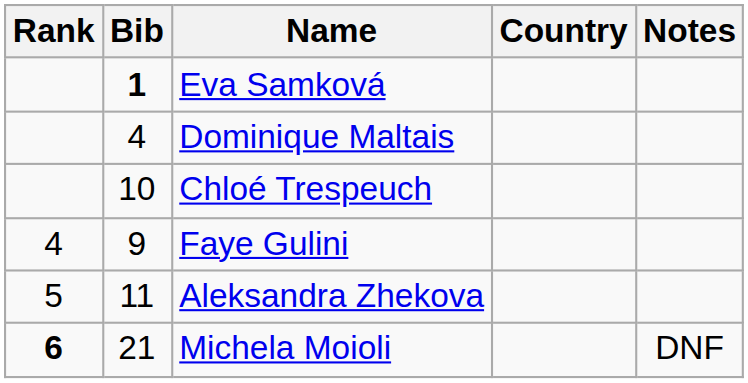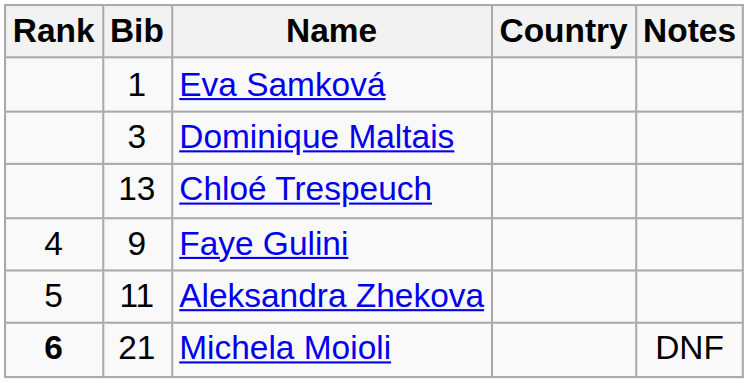(137, 84) bold -> (137, 84) normal
(137, 137) 4 -> (137, 137) 3
(137, 190) 10 -> (137, 190) 13
